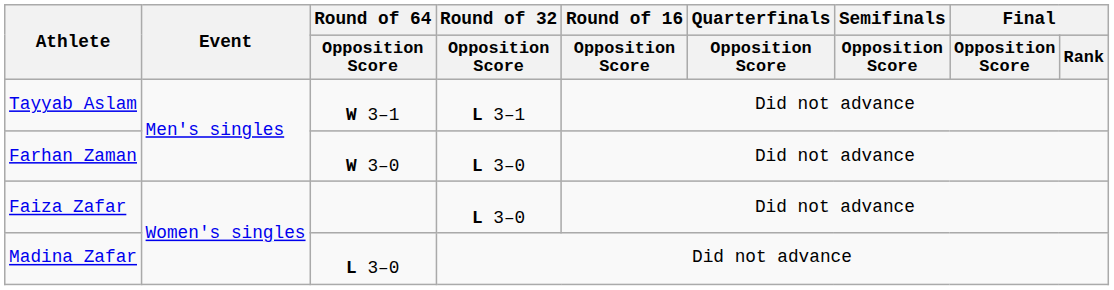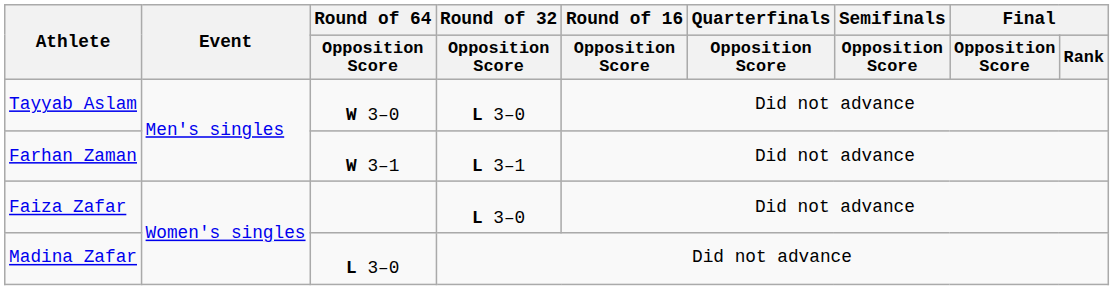(373, 115) W 3–1 -> (373, 115) W 3–0
(499, 115) L 3–1 -> (499, 115) L 3–0
(373, 166) W 3–0 -> (373, 166) W 3–1
(499, 166) L 3–0 -> (499, 166) L 3–1
